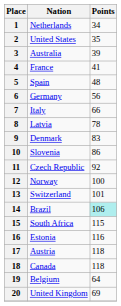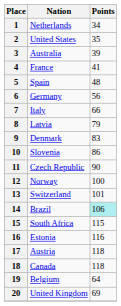(96, 124) 78 -> (96, 124) 79
(96, 166) 92 -> (96, 166) 90
